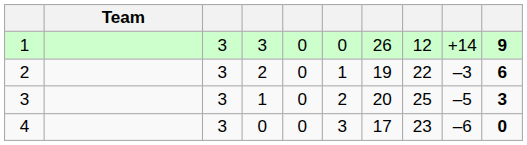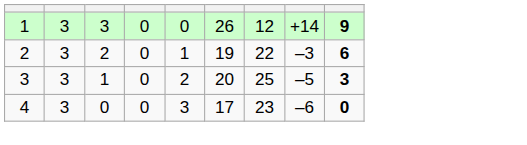- column: (123, 18)
